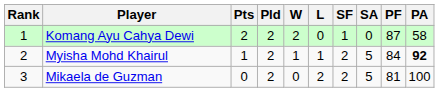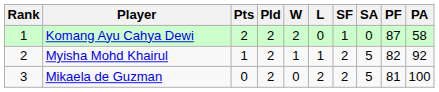(393, 57) 84 -> (393, 57) 82
(420, 57) bold -> (420, 57) normal
